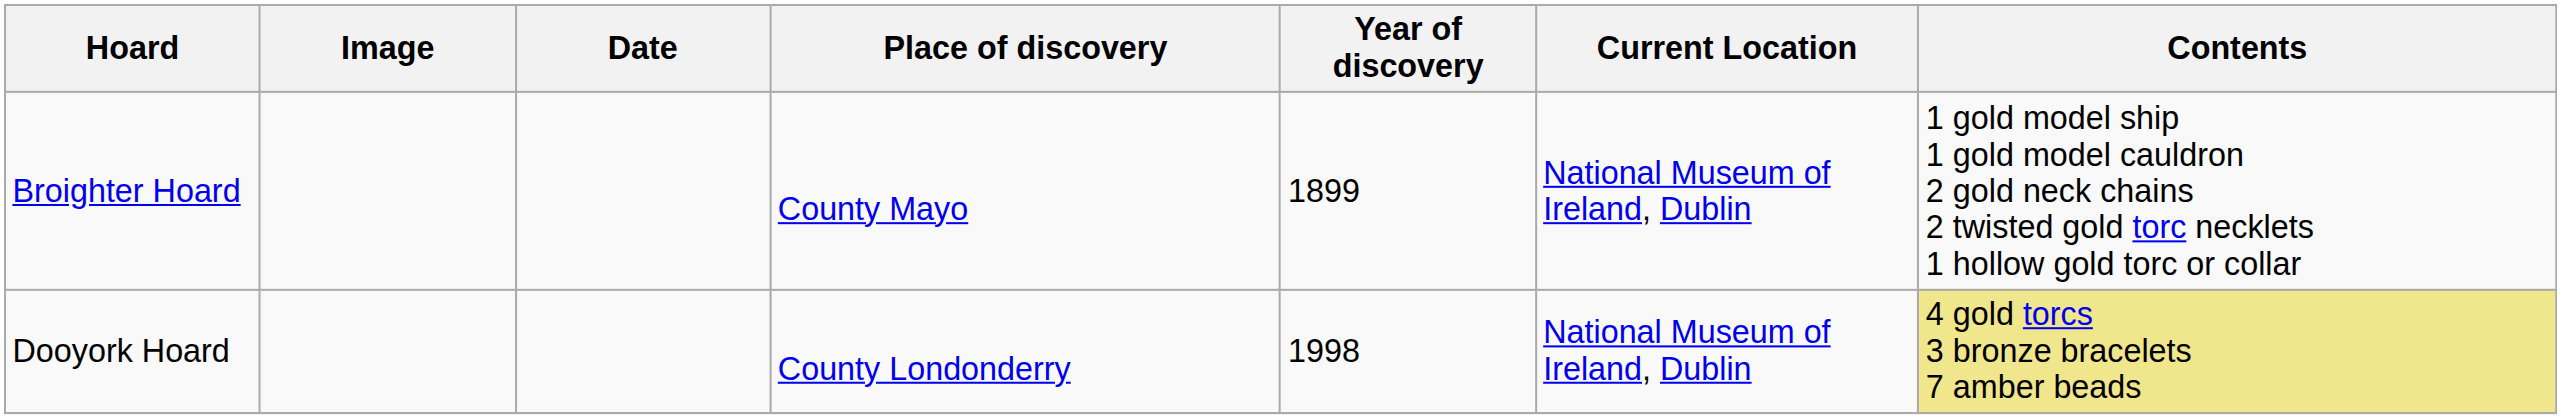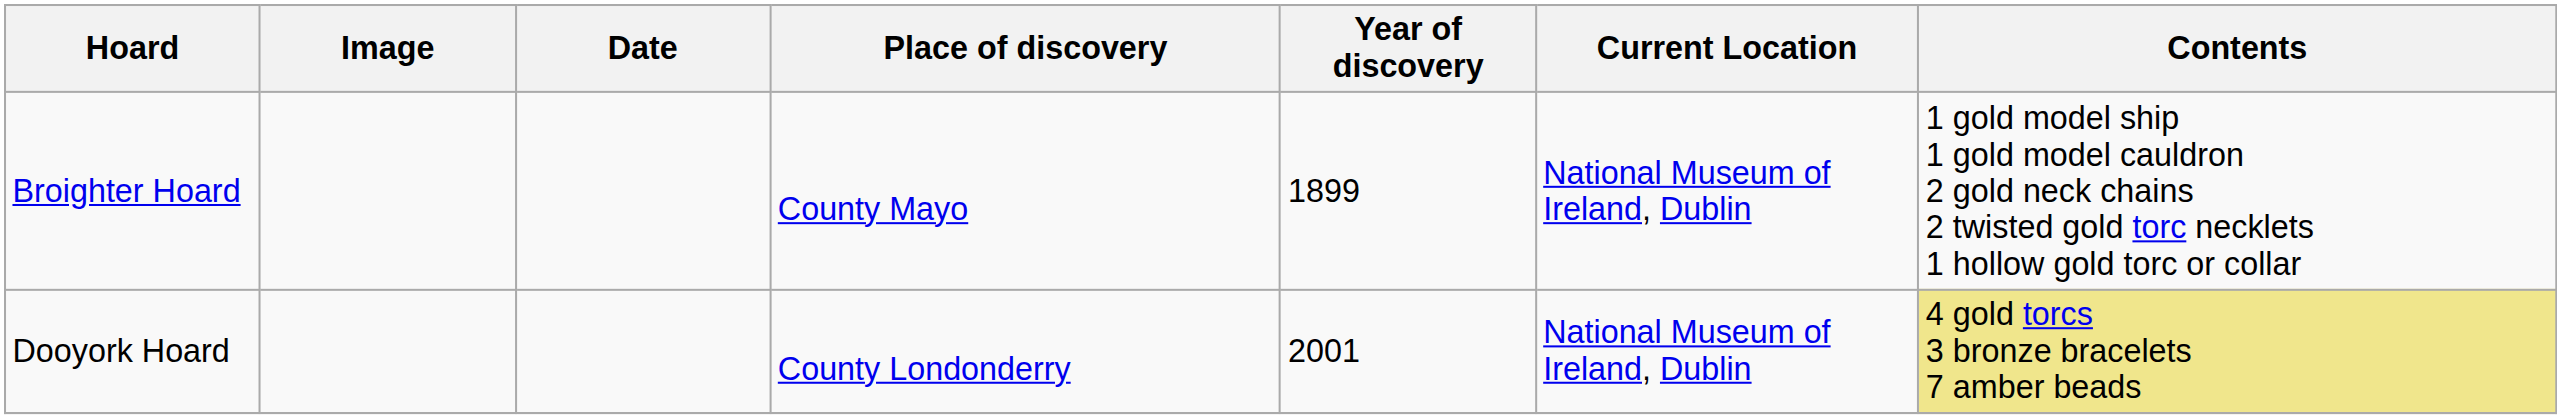(1324, 350) 1998 -> (1324, 350) 2001
